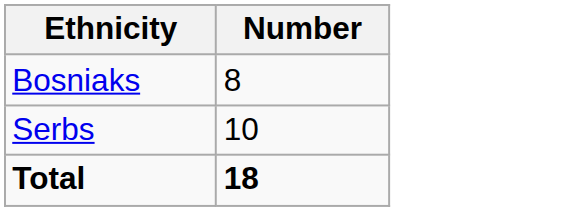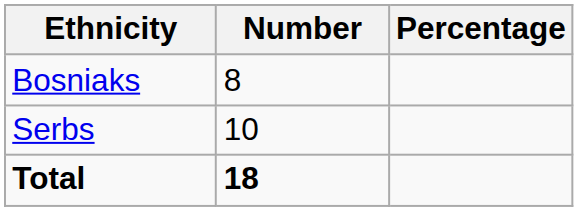+ column: (481, 29)
